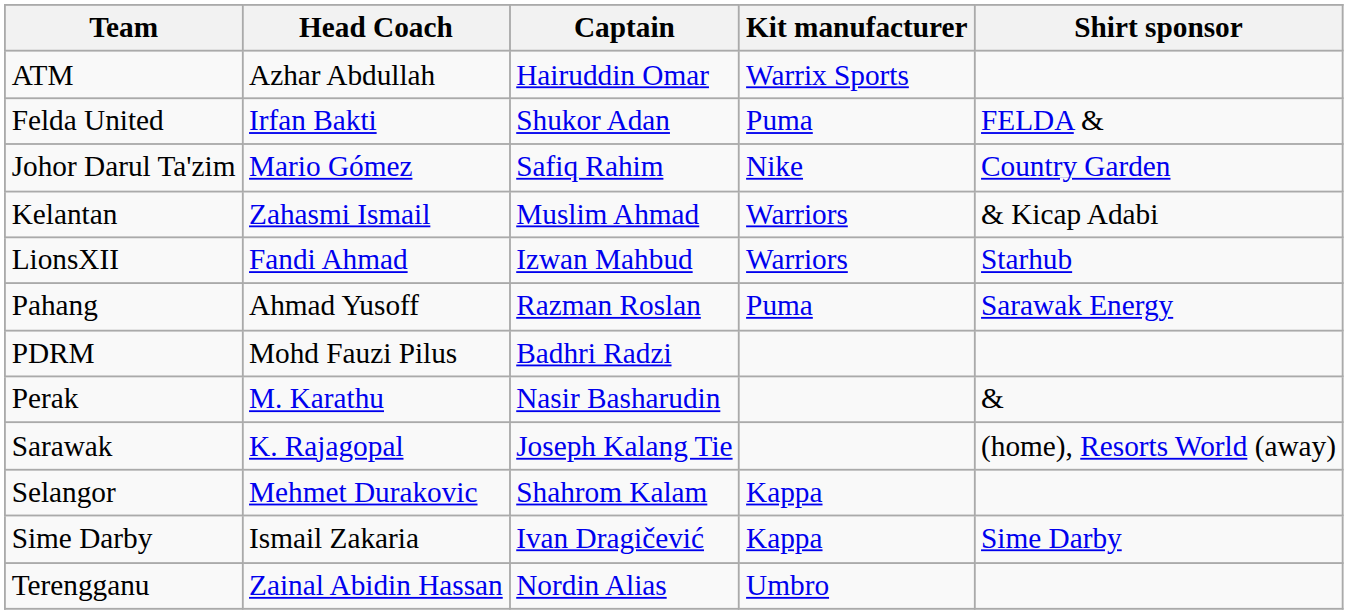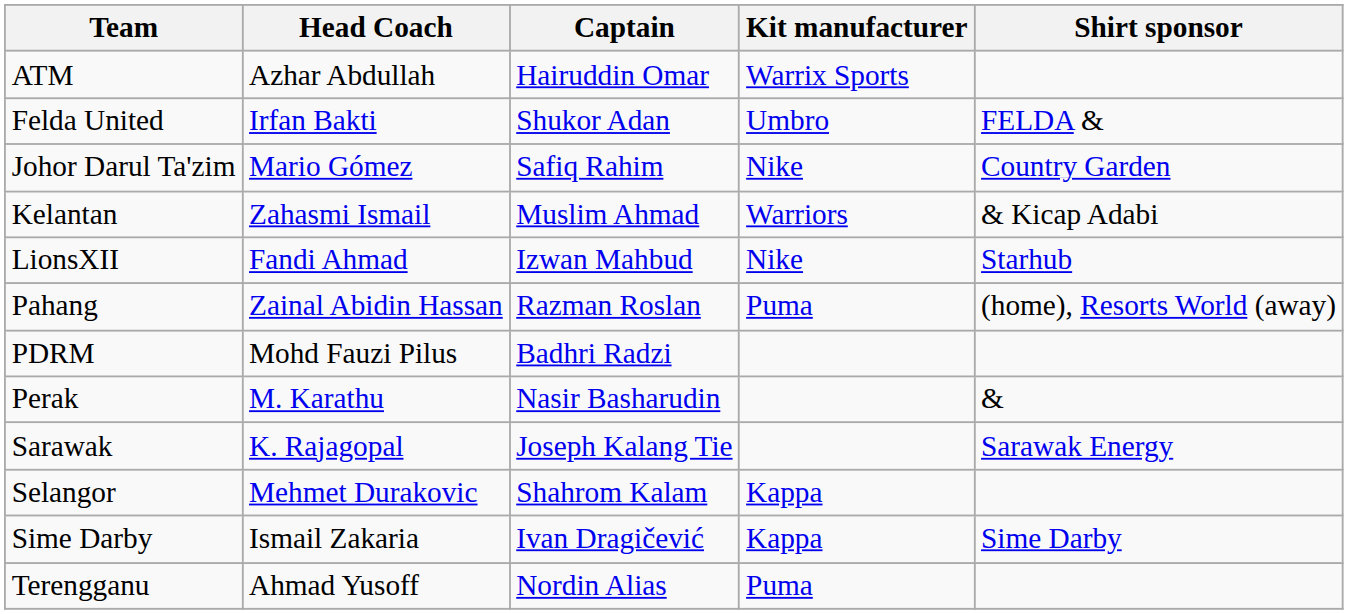(779, 120) Puma -> (788, 120) Umbro
(797, 259) Warriors -> (775, 259) Nike
(334, 306) Ahmad Yusoff -> (376, 306) Zainal Abidin Hassan
(1077, 306) Sarawak Energy -> (1159, 306) (home), Resorts World (away)
(1159, 445) (home), Resorts World (away) -> (1077, 445) Sarawak Energy
(376, 584) Zainal Abidin Hassan -> (334, 584) Ahmad Yusoff
(788, 584) Umbro -> (779, 584) Puma
